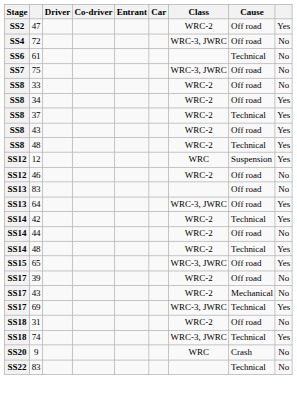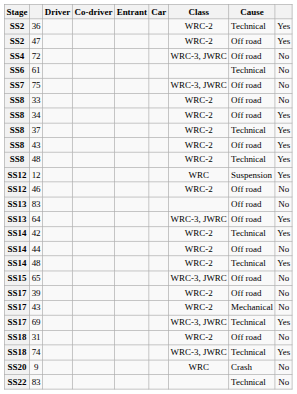+ row: (17, 26)
(284, 263) Yes -> (284, 278) No
